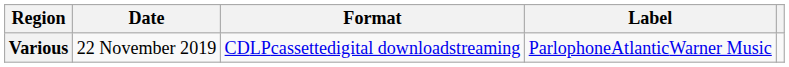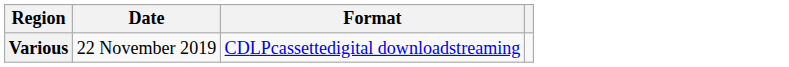- column: (650, 18)
